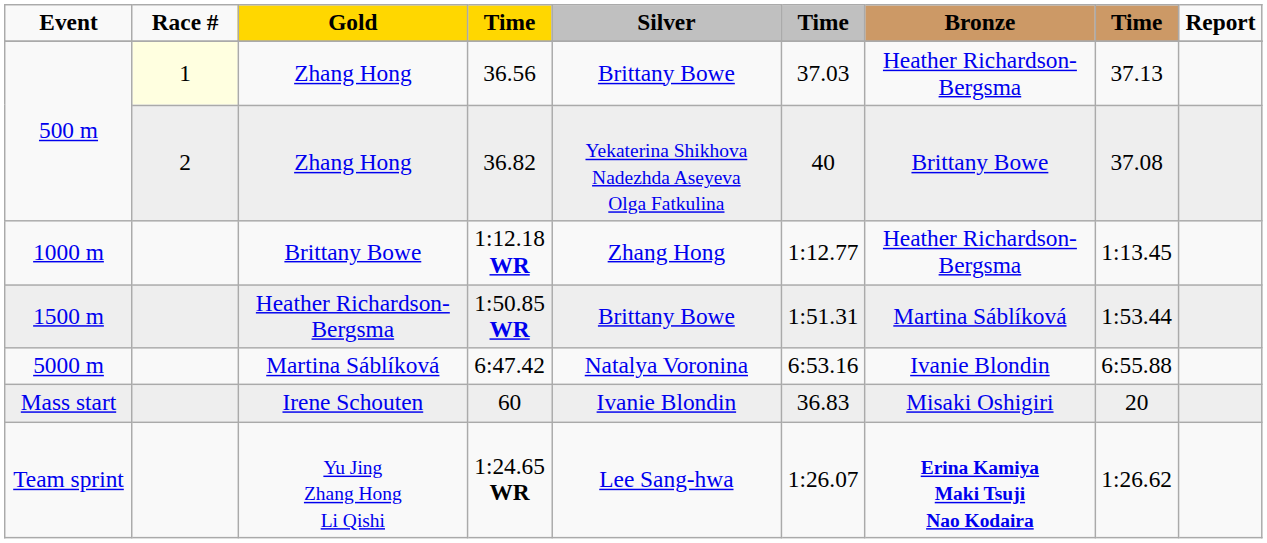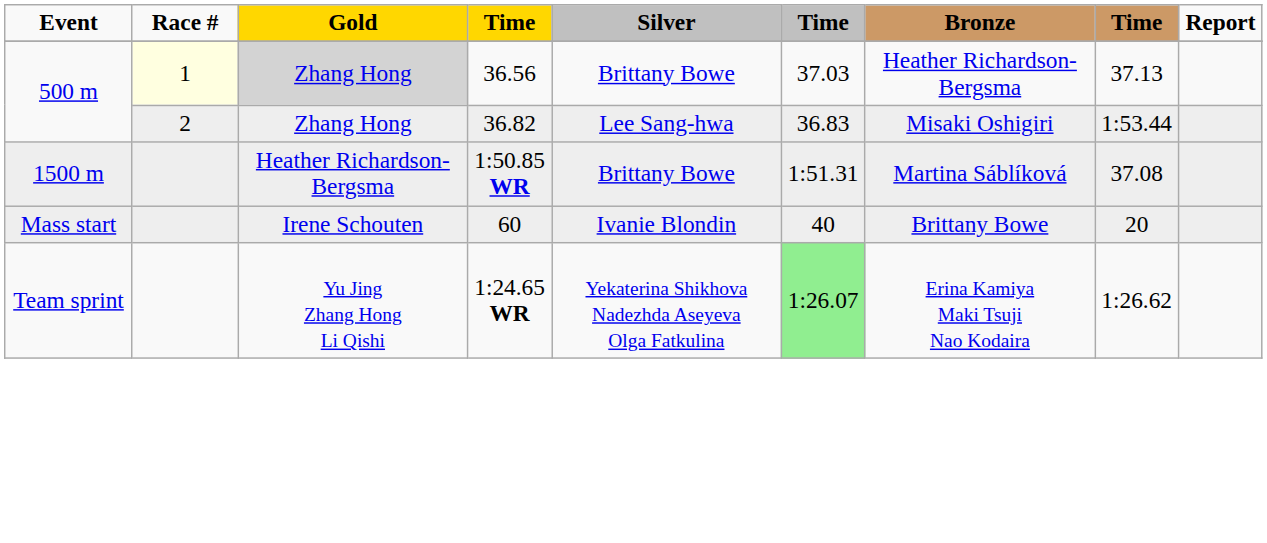(353, 73) no background -> (353, 73) lightgrey background
(666, 177) Yekaterina Shikhova Nadezhda Aseyeva Olga Fatkulina -> (666, 123) Lee Sang-hwa
(823, 162) 40 -> (823, 123) 36.83
(980, 162) Brittany Bowe -> (980, 123) Misaki Oshigiri
(1137, 162) 37.08 -> (1137, 123) 1:53.44
- row: (510, 252)
(1137, 315) 1:53.44 -> (1137, 173) 37.08
- row: (510, 365)
(823, 402) 36.83 -> (823, 223) 40
(980, 402) Misaki Oshigiri -> (980, 223) Brittany Bowe
(666, 479) Lee Sang-hwa -> (666, 314) Yekaterina Shikhova Nadezhda Aseyeva Olga Fatkulina
(823, 479) no background -> (823, 300) lightgreen background
(980, 492) bold -> (980, 314) normal
